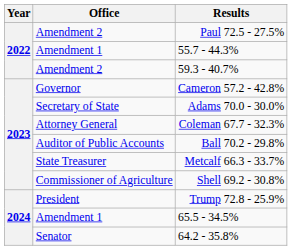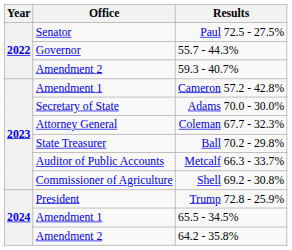(69, 32) Amendment 2 -> (54, 32) Senator
(69, 50) Amendment 1 -> (58, 50) Governor
(58, 87) Governor -> (69, 87) Amendment 1
(100, 143) Auditor of Public Accounts -> (71, 143) State Treasurer
(71, 161) State Treasurer -> (100, 161) Auditor of Public Accounts
(54, 236) Senator -> (69, 236) Amendment 2
